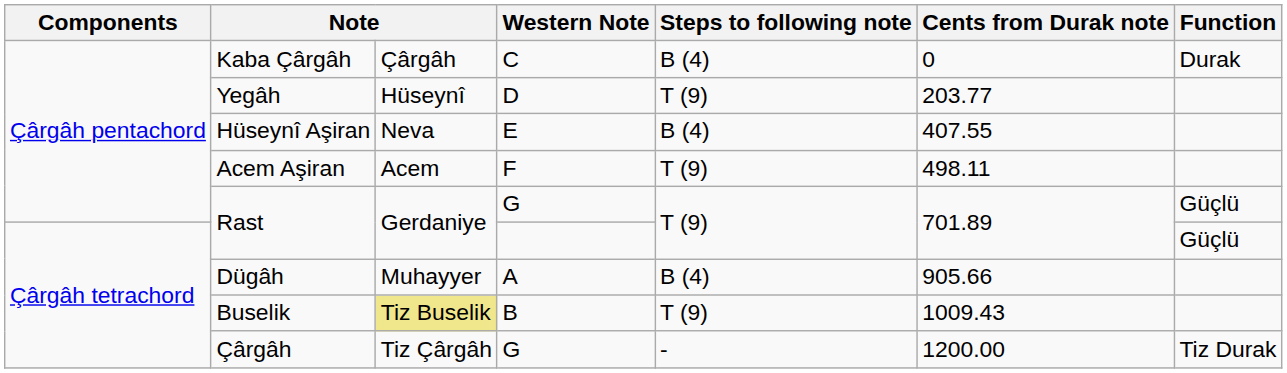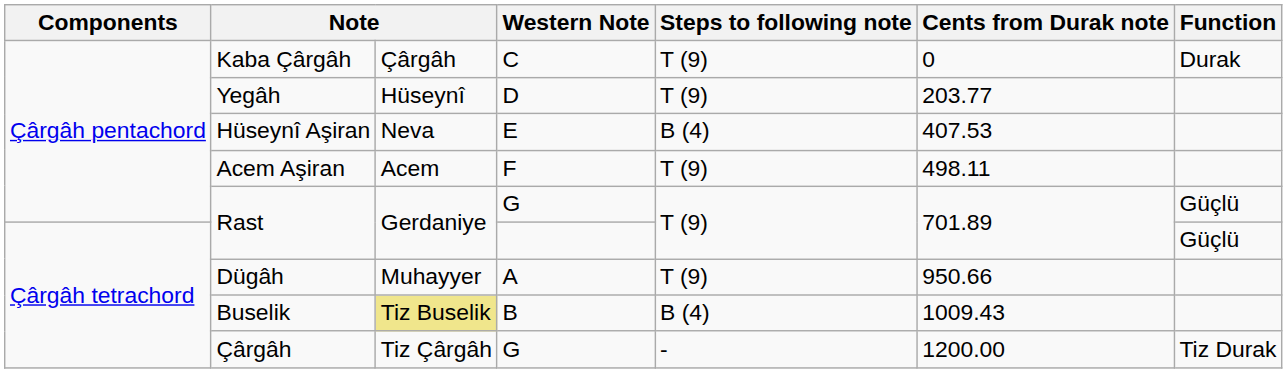(685, 58) B (4) -> (684, 58) T (9)
(957, 131) 407.55 -> (957, 131) 407.53
(685, 276) B (4) -> (684, 276) T (9)
(957, 276) 905.66 -> (957, 276) 950.66
(684, 312) T (9) -> (685, 312) B (4)
